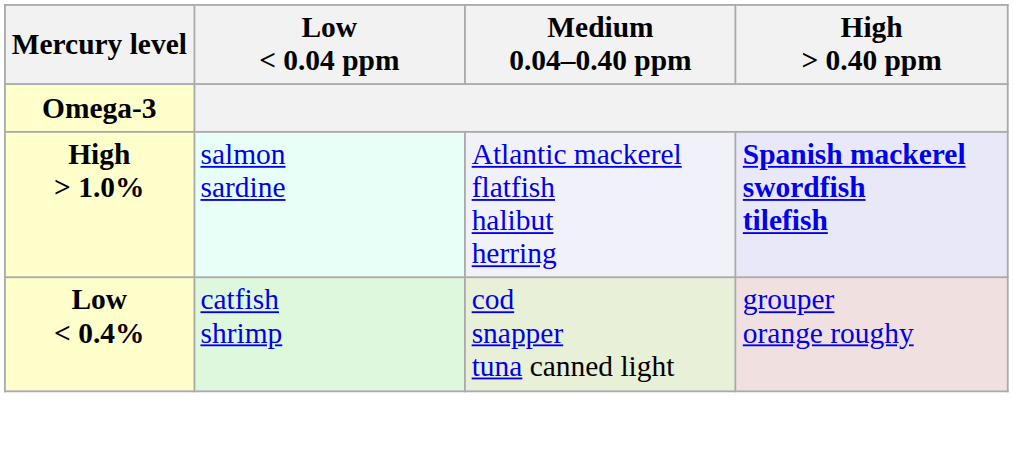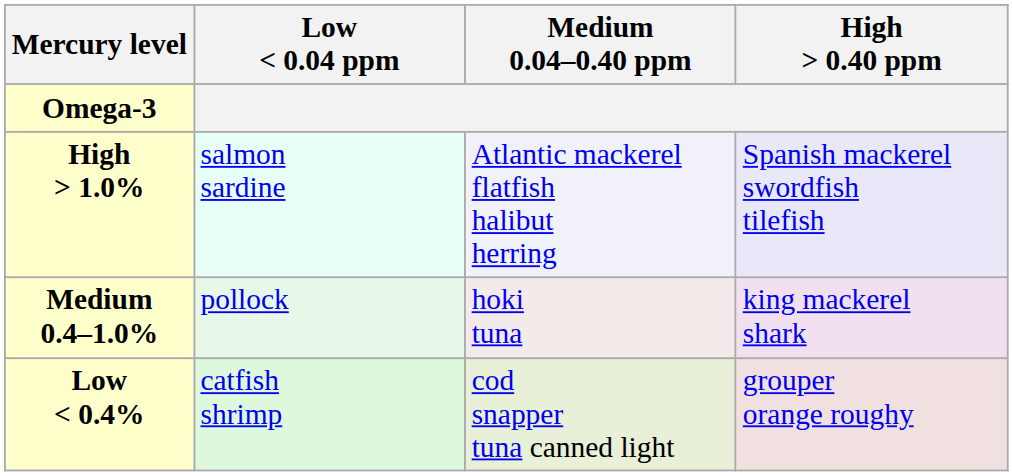(854, 187) bold -> (847, 187) normal
+ row: (99, 316)
